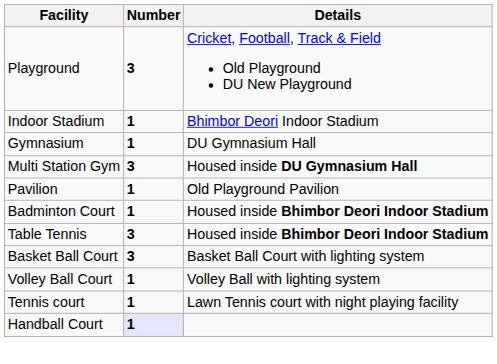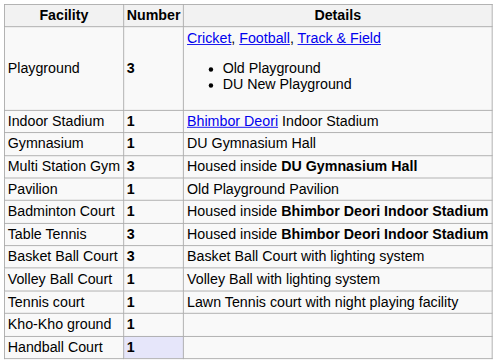+ row: (60, 324)
